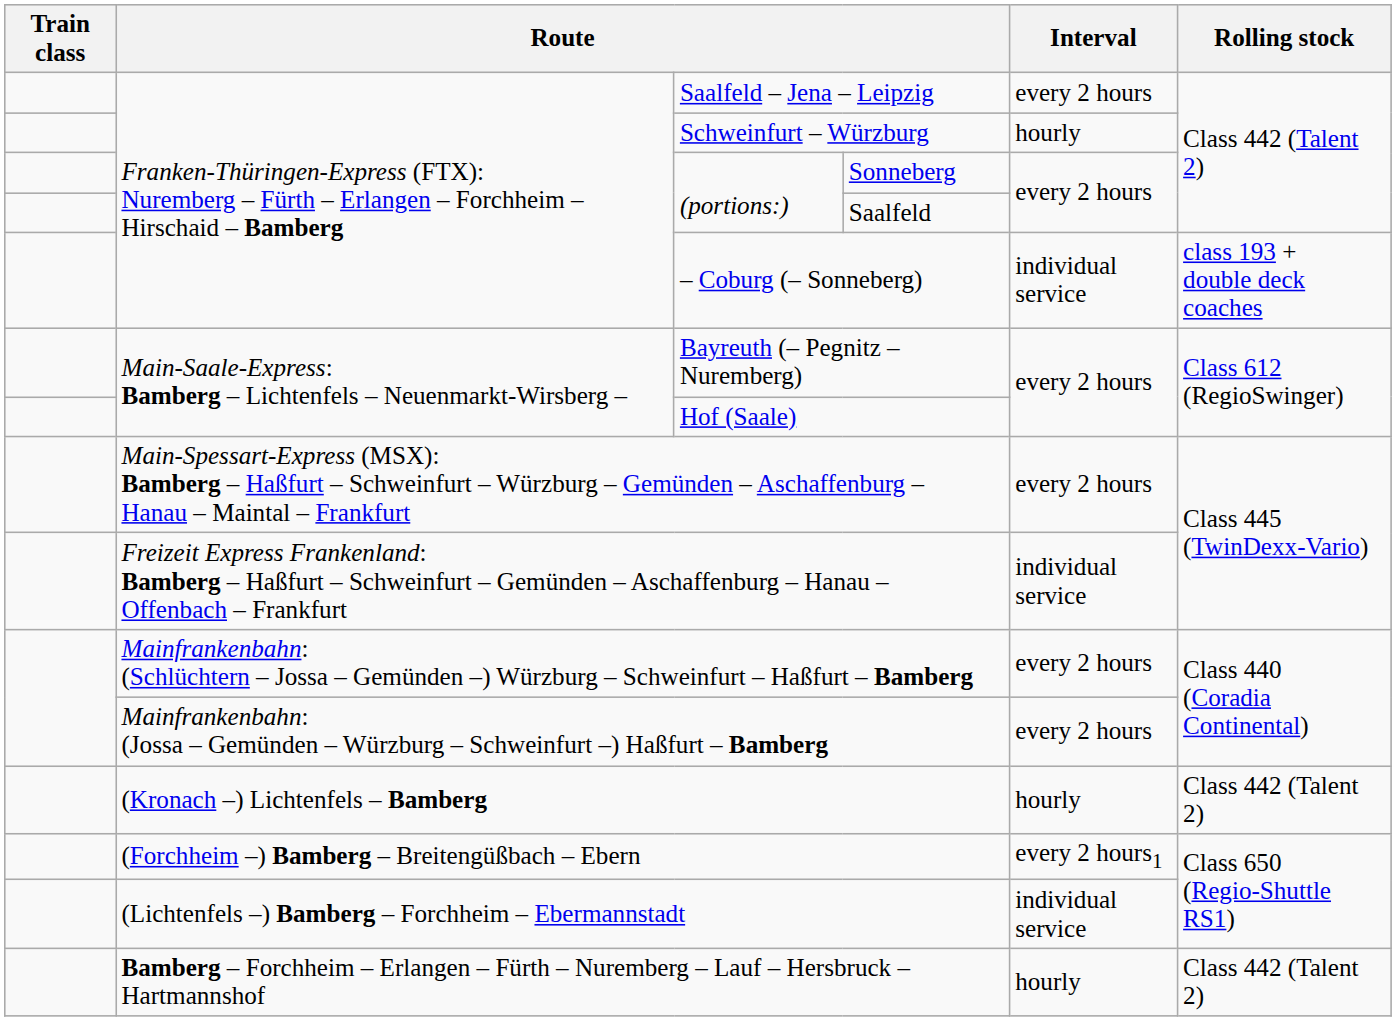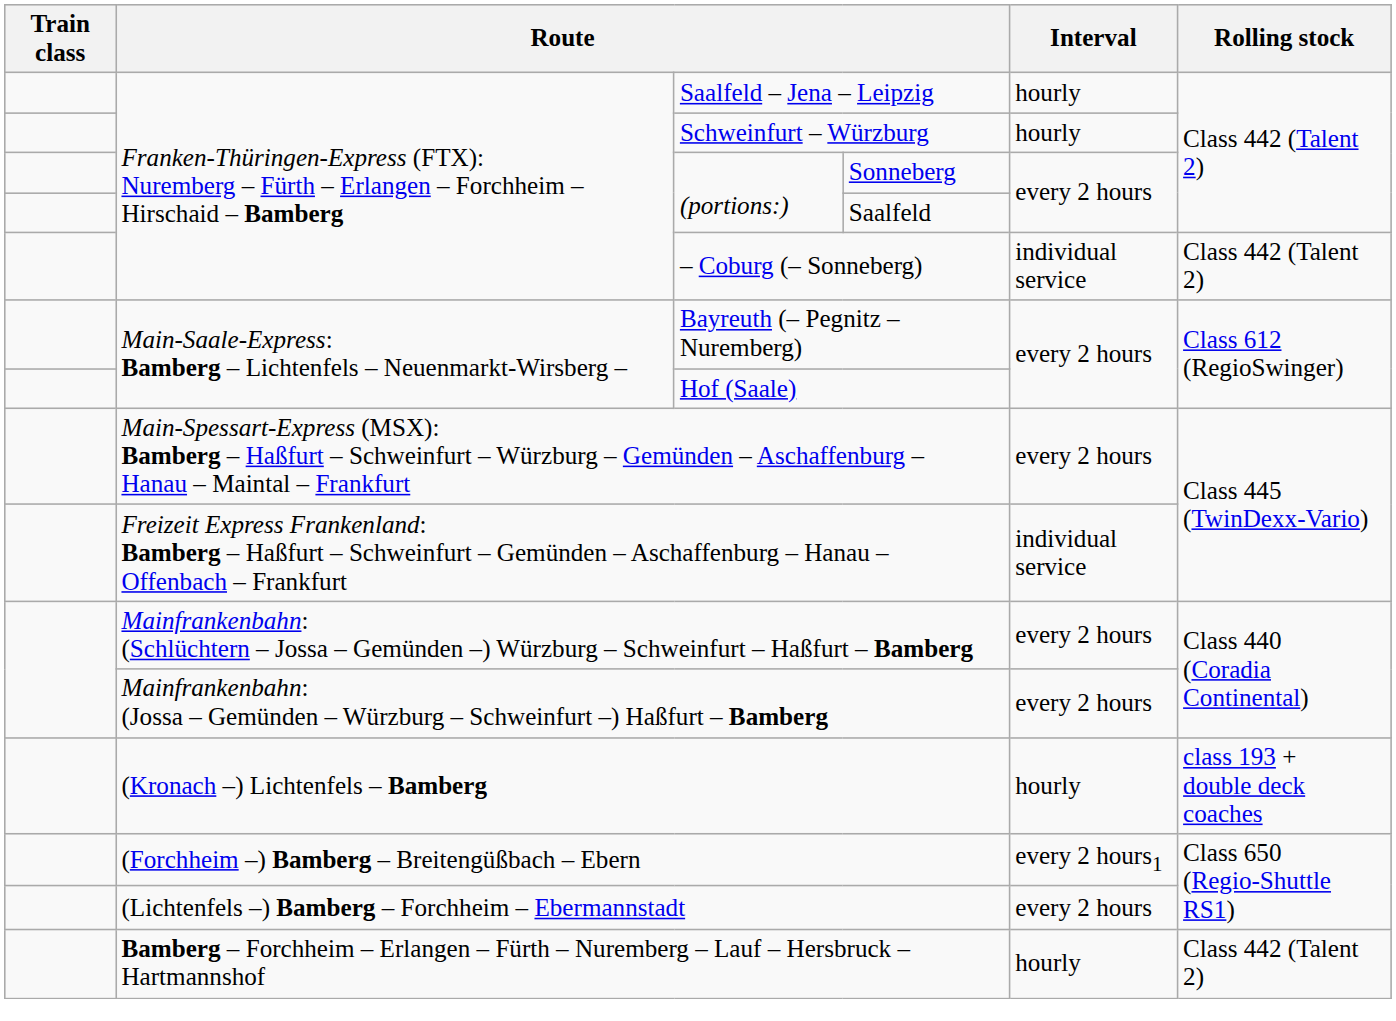(1084, 92) every 2 hours -> (1048, 92) hourly
(1244, 280) class 193 + double deck coaches -> (1271, 266) Class 442 (Talent 2)
(1271, 799) Class 442 (Talent 2) -> (1244, 785) class 193 + double deck coaches
(1066, 913) individual service -> (1084, 907) every 2 hours
